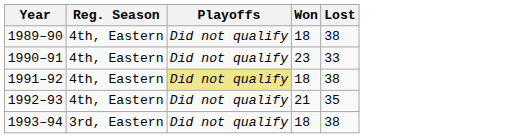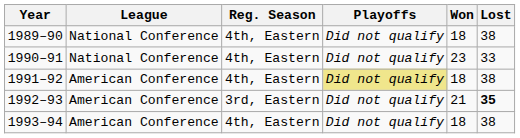+ column: (144, 15)
(116, 101) 4th, Eastern -> (272, 101) 3rd, Eastern
(332, 101) normal -> (488, 101) bold
(116, 122) 3rd, Eastern -> (272, 122) 4th, Eastern
